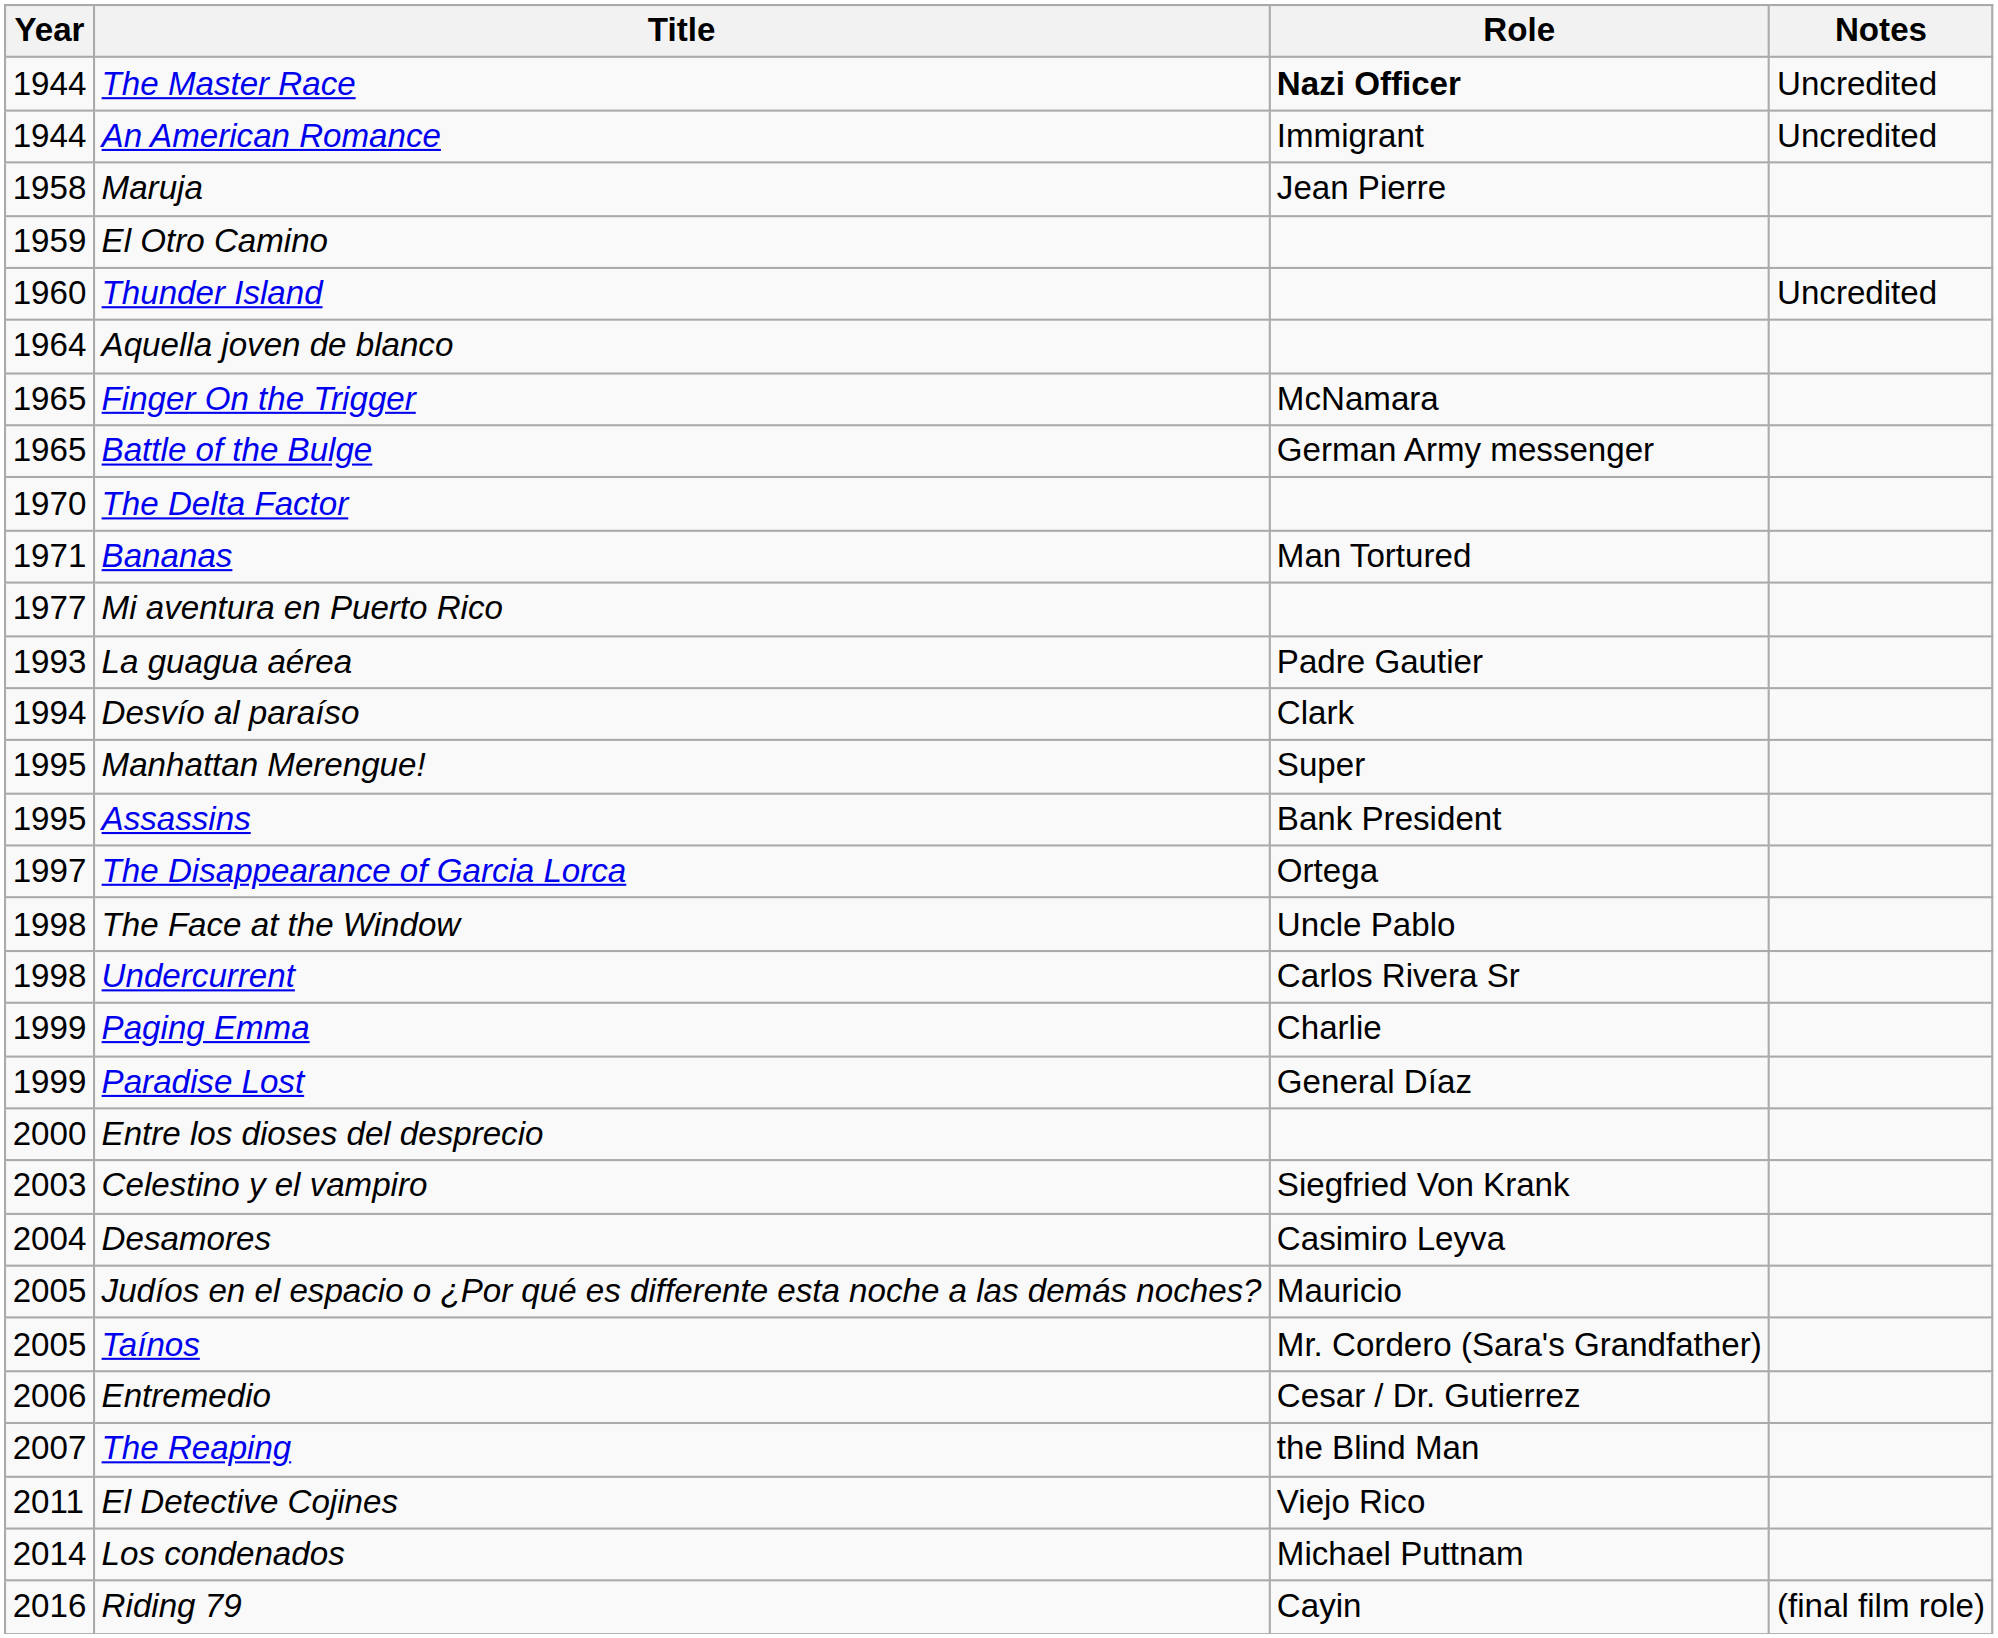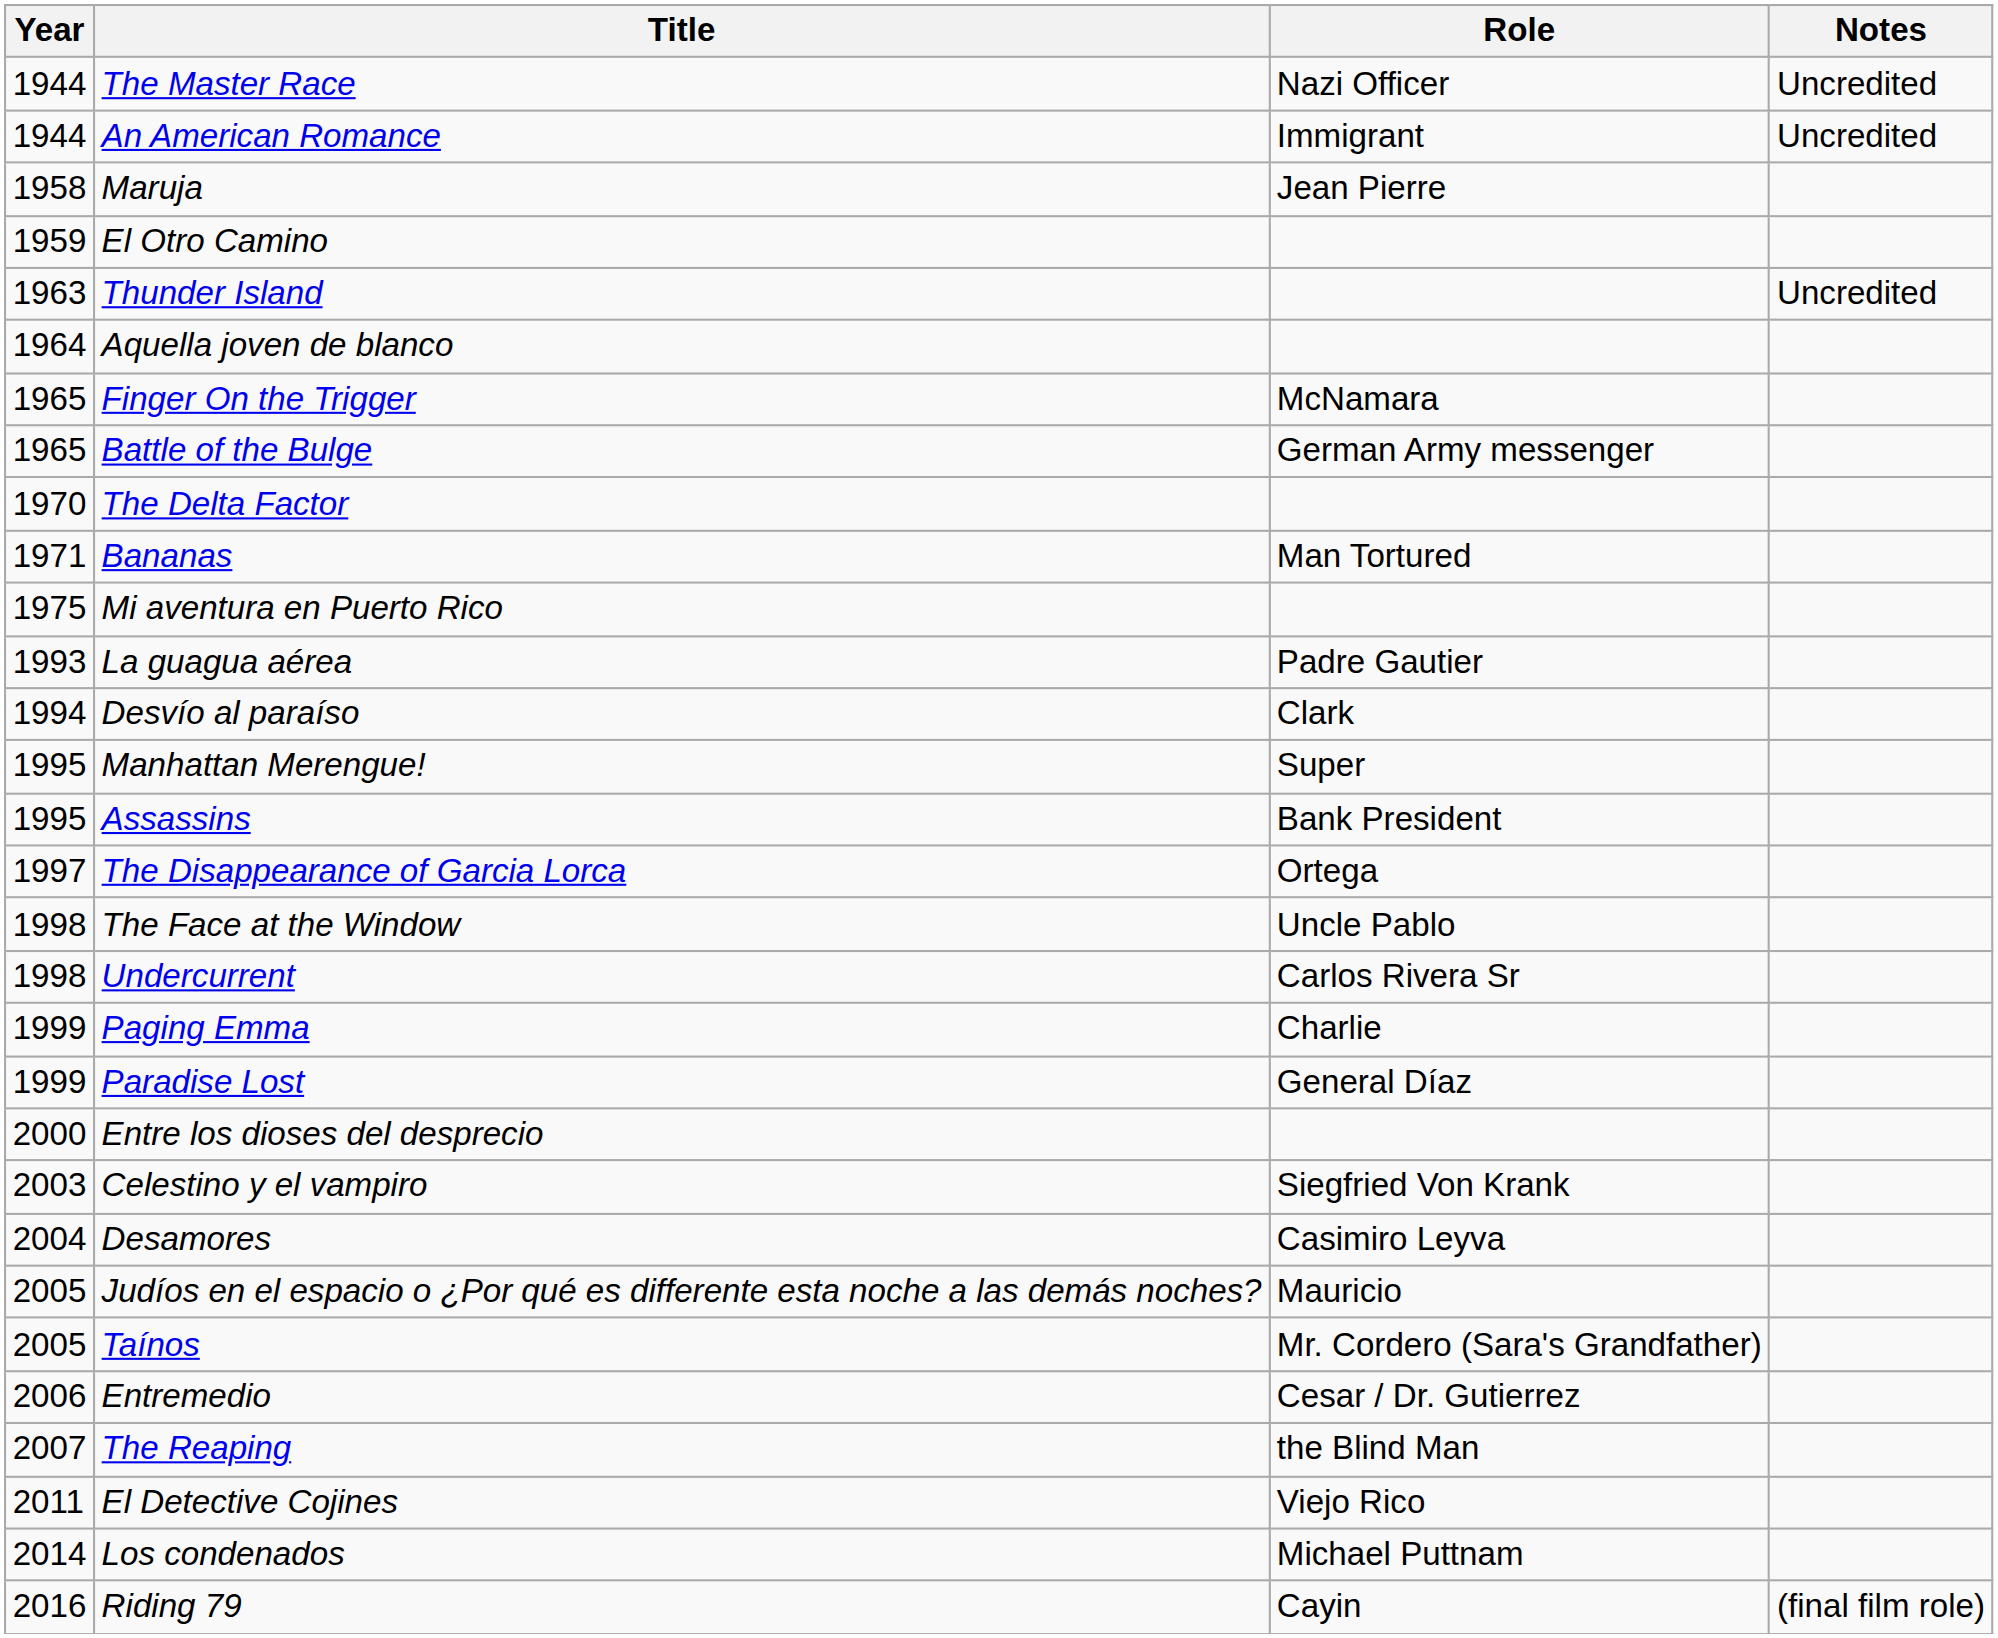(1369, 83) bold -> (1363, 83) normal
(50, 293) 1960 -> (50, 293) 1963
(50, 608) 1977 -> (50, 608) 1975
